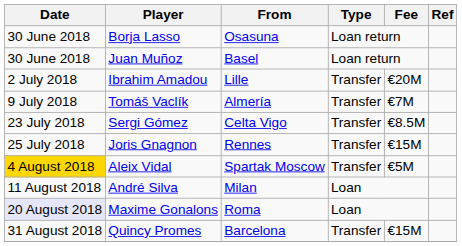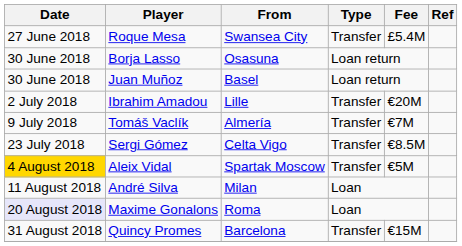+ row: (147, 36)
- row: (153, 144)
